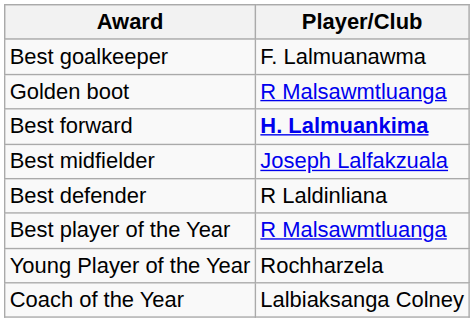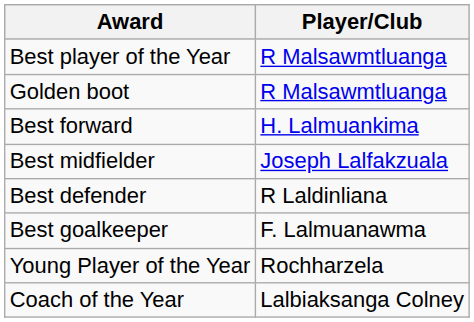rows swapped: (120, 230) <-> (89, 56)
(344, 126) bold -> (340, 126) normal
